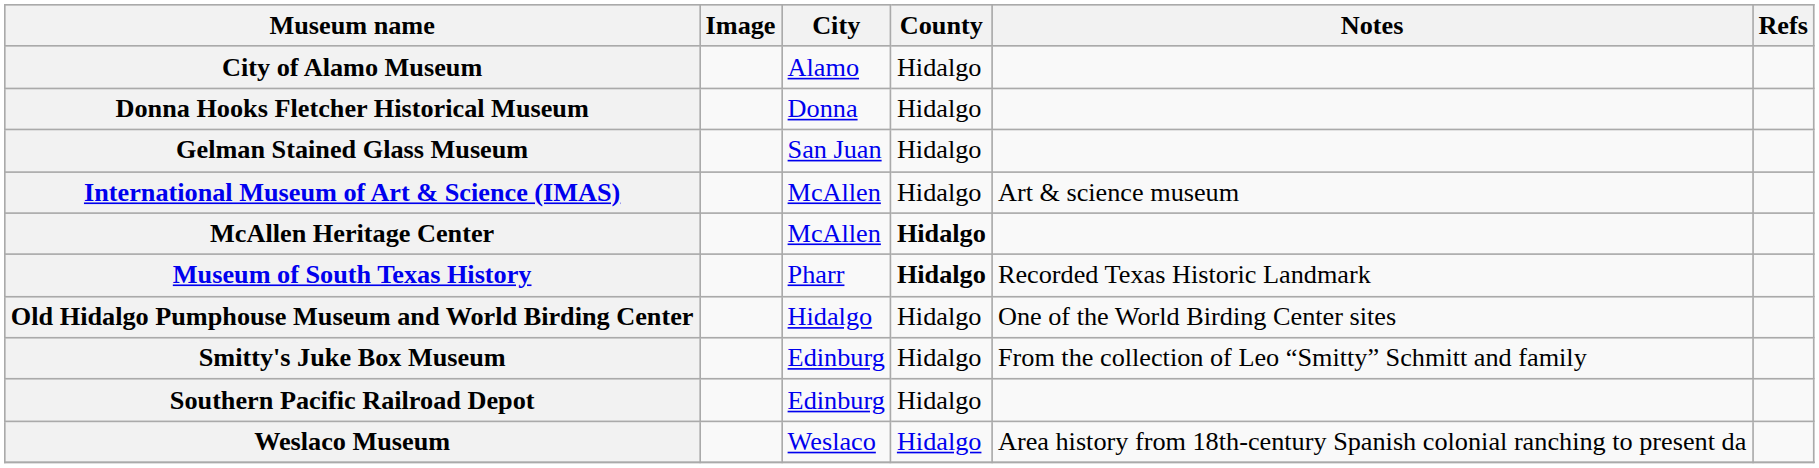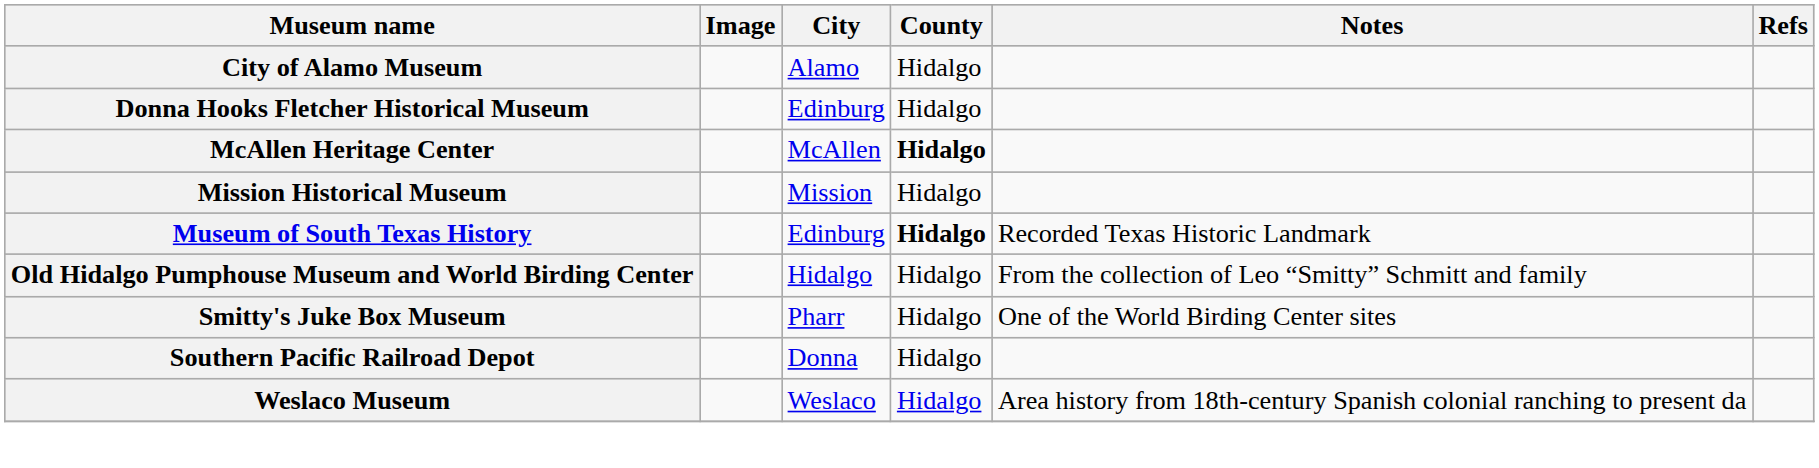(823, 108) Donna -> (836, 108) Edinburg
- row: (352, 150)
- row: (352, 191)
+ row: (352, 191)
(816, 274) Pharr -> (836, 233) Edinburg
(1197, 316) One of the World Birding Center sites -> (1292, 274) From the collection of Leo “Smitty” Schmitt and family
(836, 358) Edinburg -> (816, 316) Pharr
(1292, 358) From the collection of Leo “Smitty” Schmitt and family -> (1197, 316) One of the World Birding Center sites
(836, 399) Edinburg -> (823, 358) Donna
